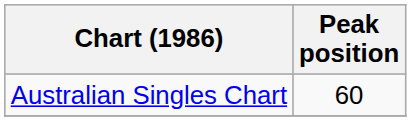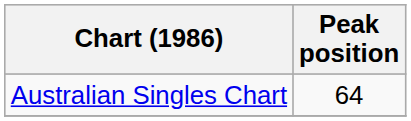(349, 94) 60 -> (349, 94) 64
